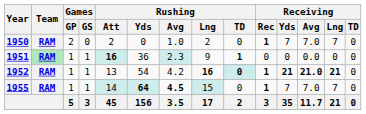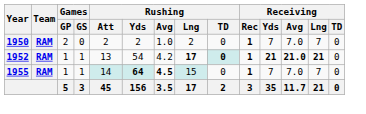(143, 42) 0 -> (138, 42) 2
- row: (18, 57)
(208, 72) 16 -> (191, 57) 17
